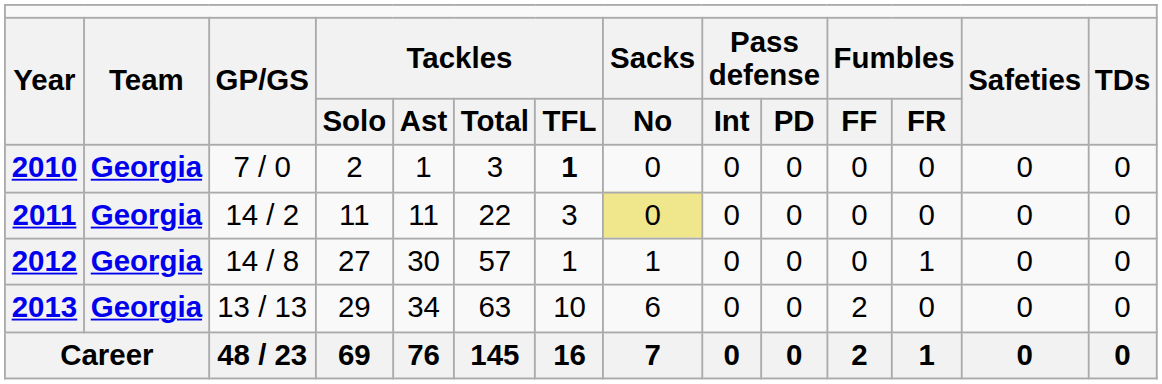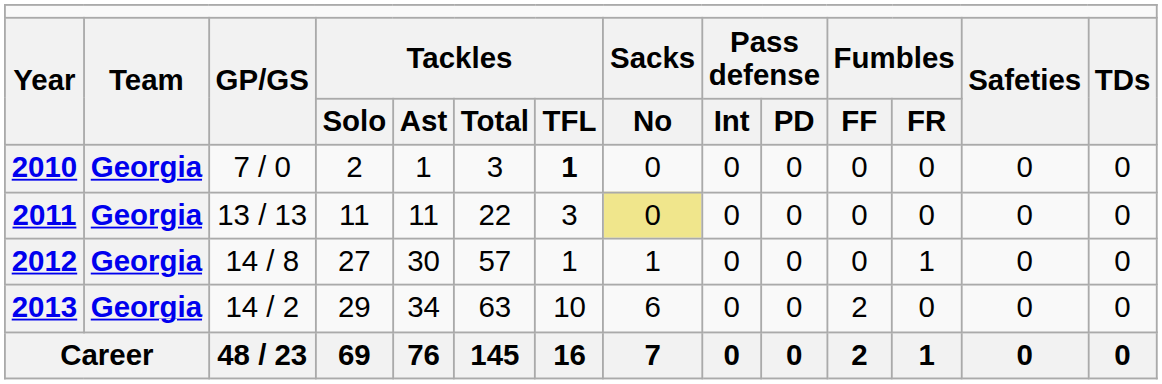(262, 214) 14 / 2 -> (262, 214) 13 / 13
(262, 307) 13 / 13 -> (262, 307) 14 / 2
